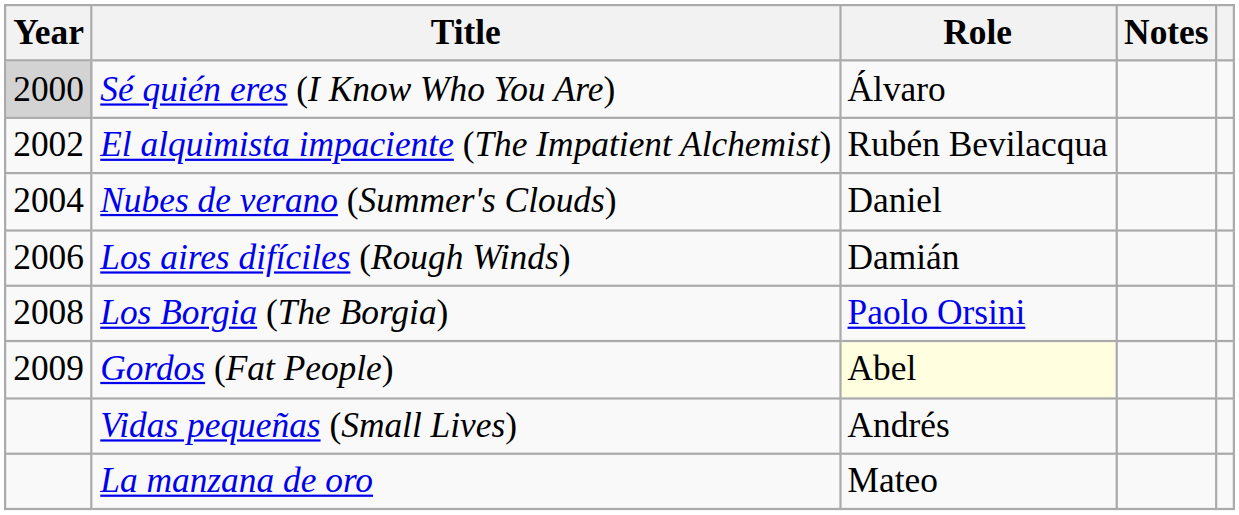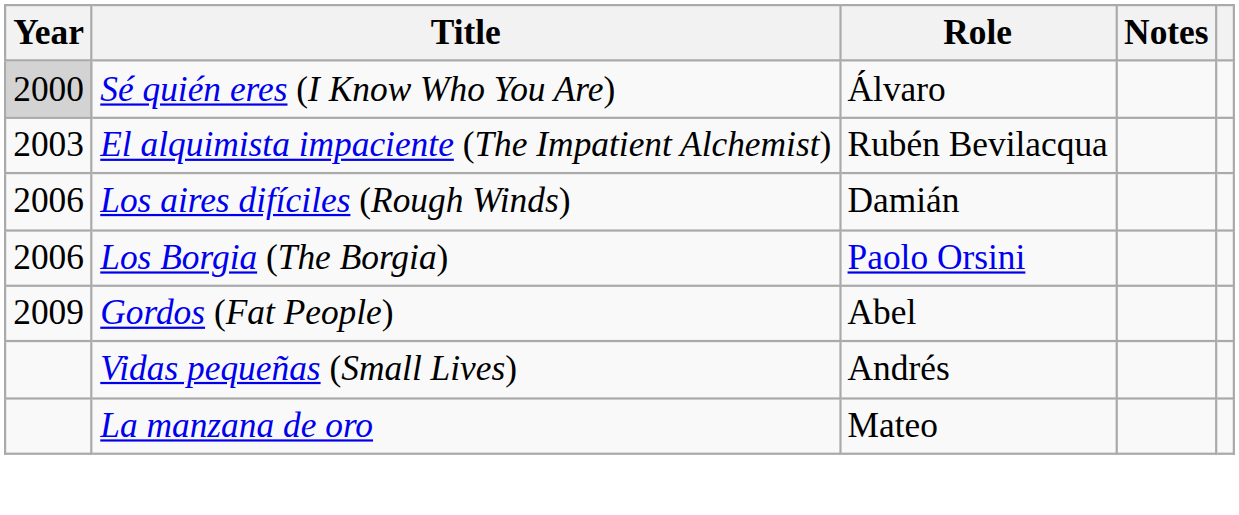(49, 144) 2002 -> (49, 144) 2003
- row: (358, 200)
(49, 312) 2008 -> (49, 256) 2006
(882, 369) lightyellow background -> (882, 312) no background
